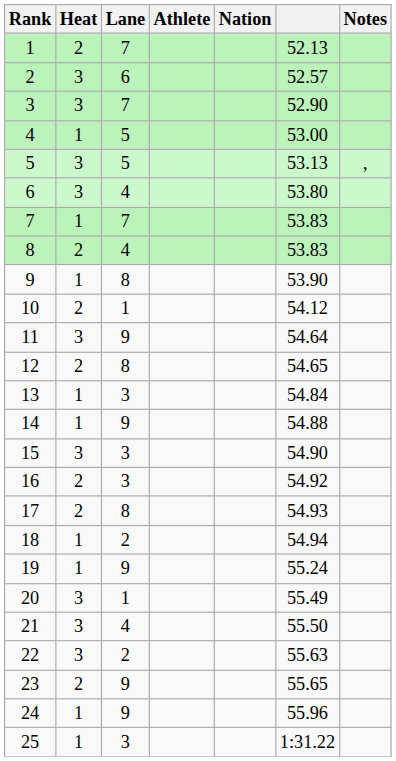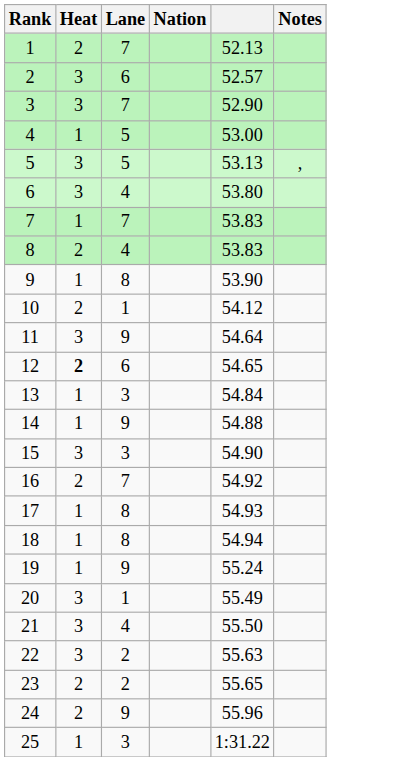- column: (182, 18)
(79, 366) normal -> (79, 366) bold
(125, 366) 8 -> (125, 366) 6
(125, 481) 3 -> (125, 481) 7
(79, 510) 2 -> (79, 510) 1
(125, 539) 2 -> (125, 539) 8
(125, 684) 9 -> (125, 684) 2
(79, 713) 1 -> (79, 713) 2
